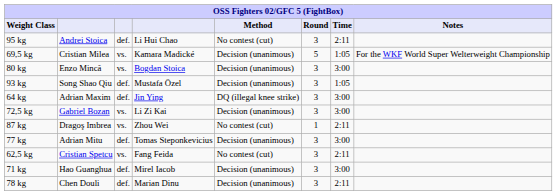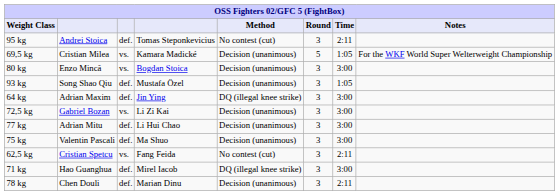(156, 40) Li Hui Chao -> (176, 40) Tomas Steponkevicius
- row: (16, 126)
(173, 140) Tomas Steponkevicius -> (158, 126) Li Hui Chao
+ row: (16, 140)
(255, 169) Decision (unanimous) -> (260, 169) DQ (illegal knee strike)
